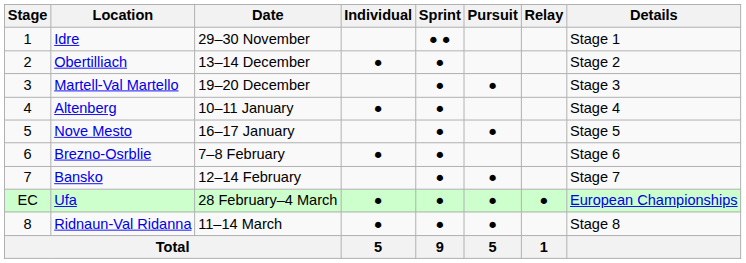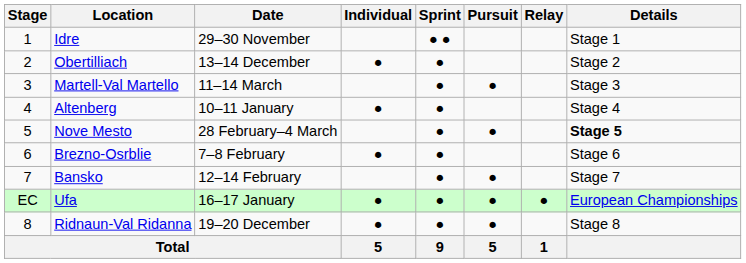(254, 85) 19–20 December -> (240, 85) 11–14 March
(246, 131) 16–17 January -> (268, 131) 28 February–4 March
(595, 131) normal -> (596, 131) bold
(268, 200) 28 February–4 March -> (246, 200) 16–17 January
(240, 223) 11–14 March -> (254, 223) 19–20 December
